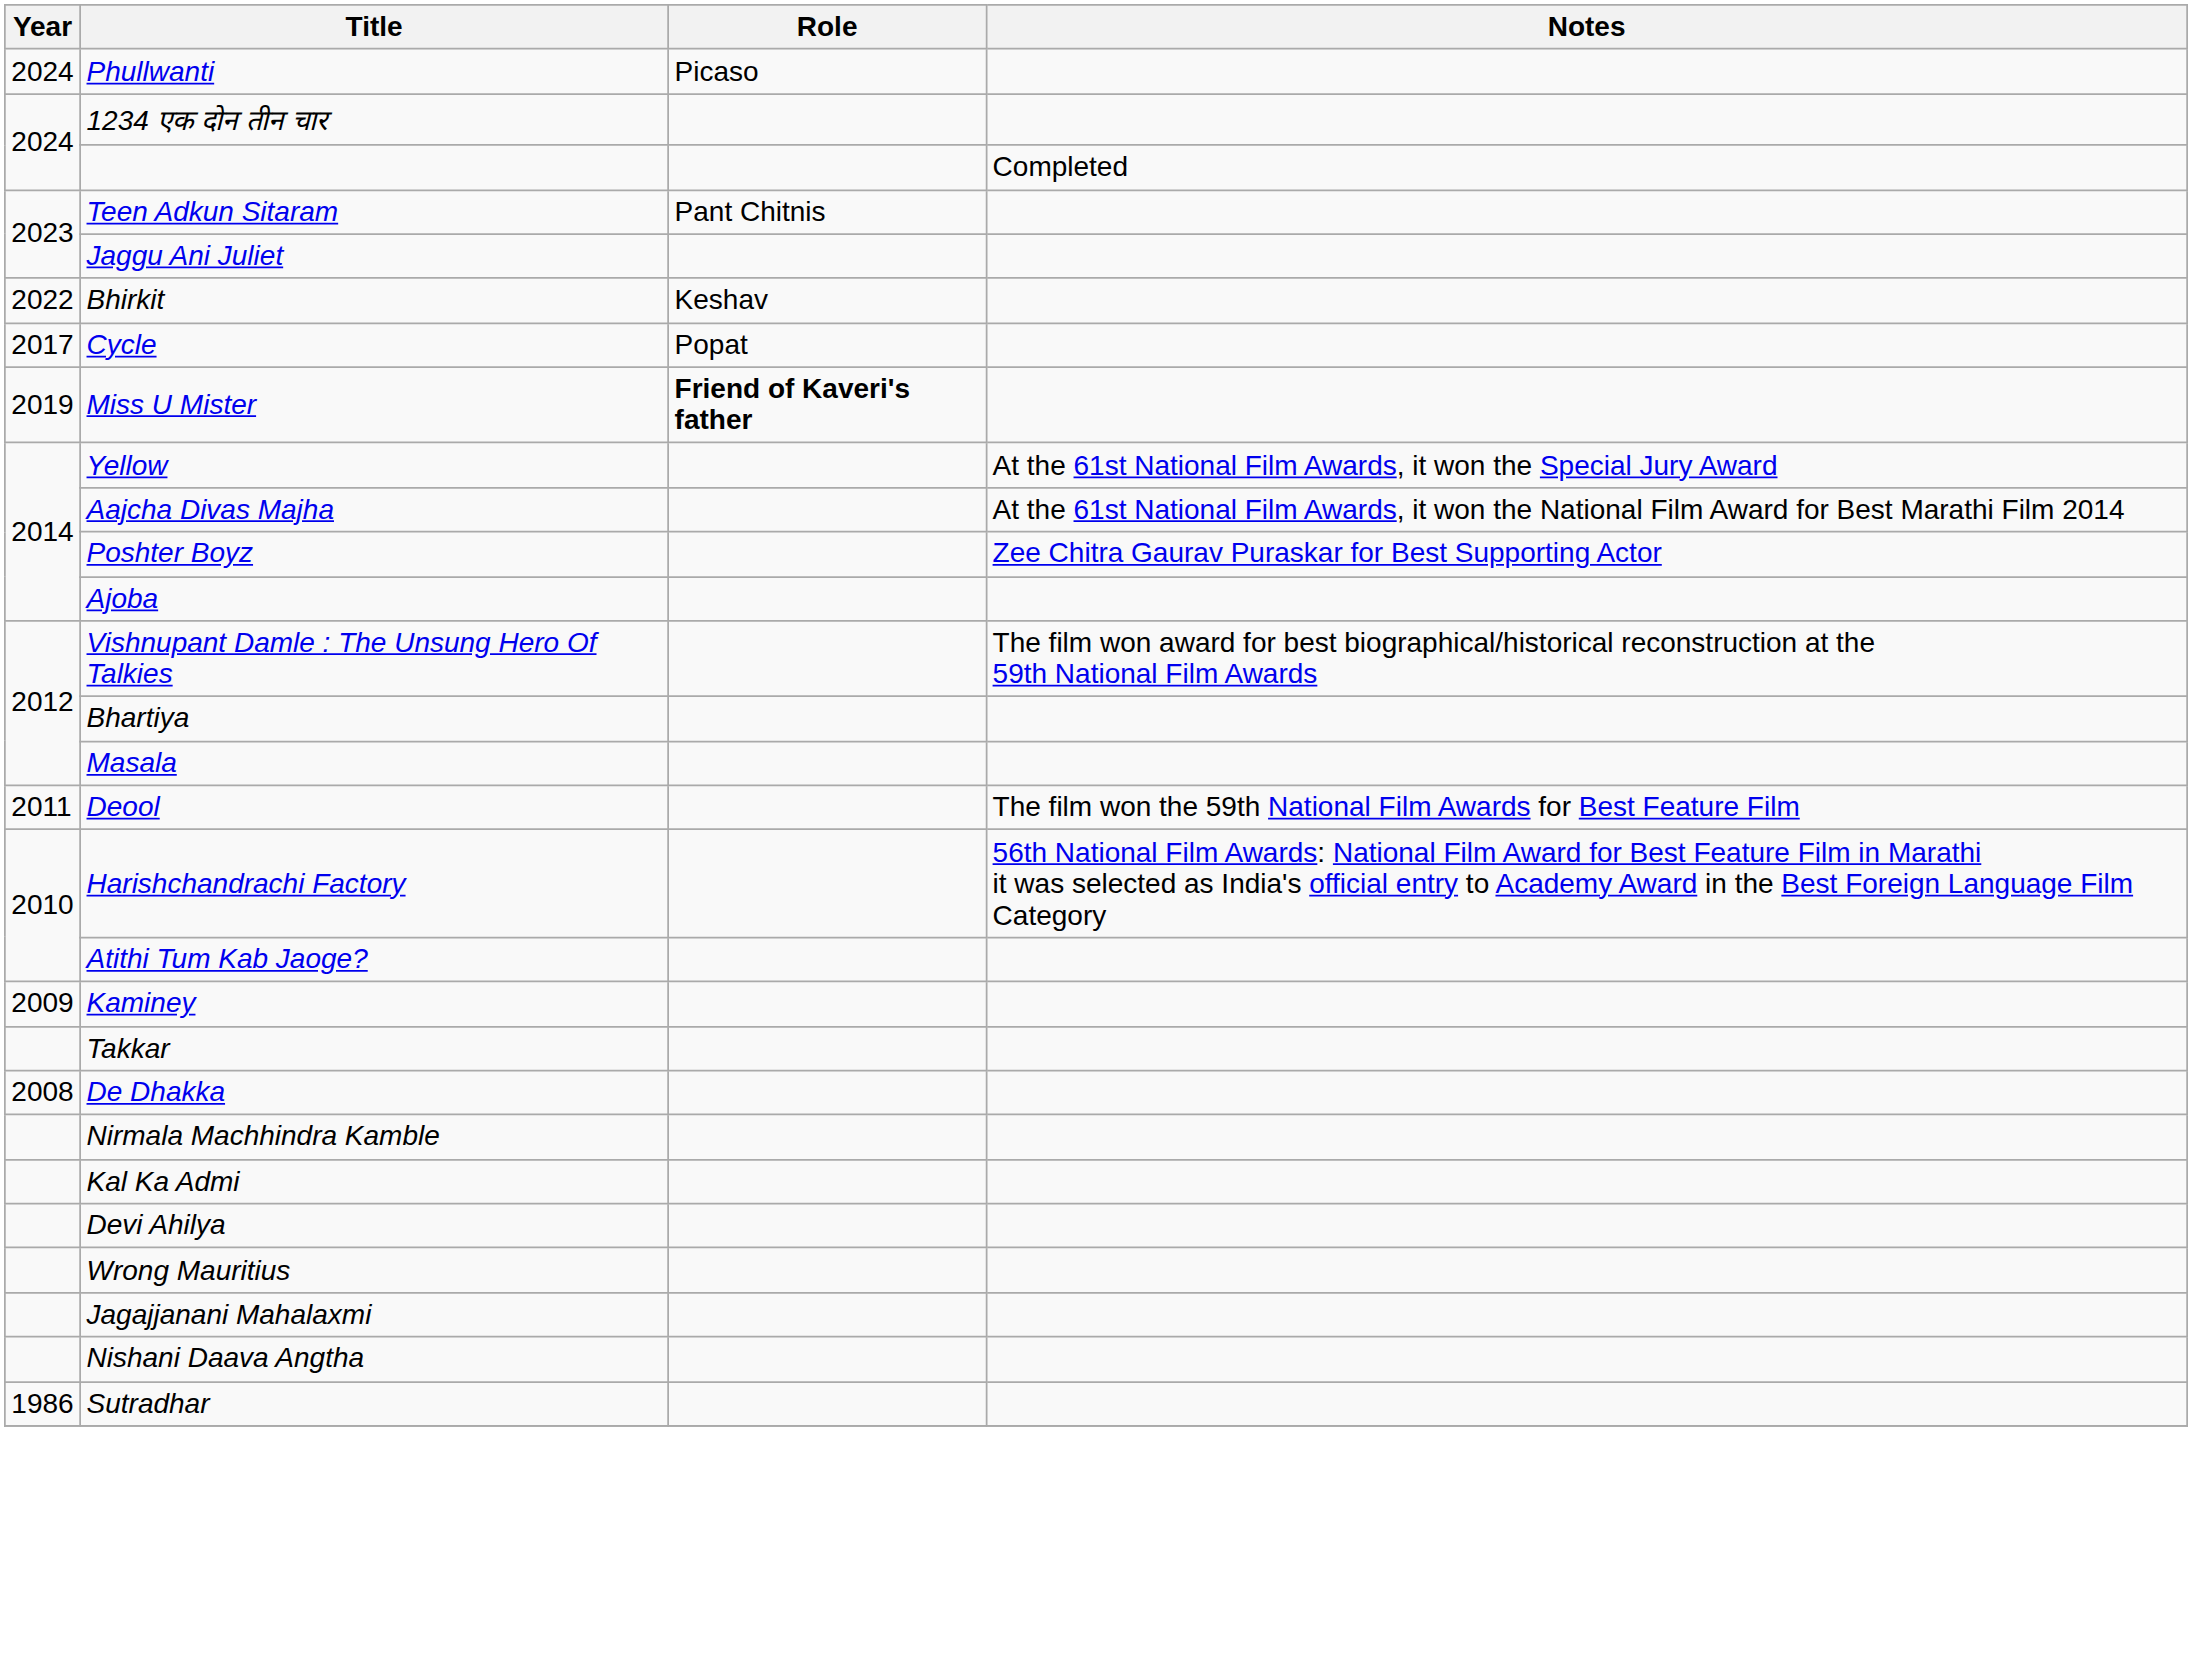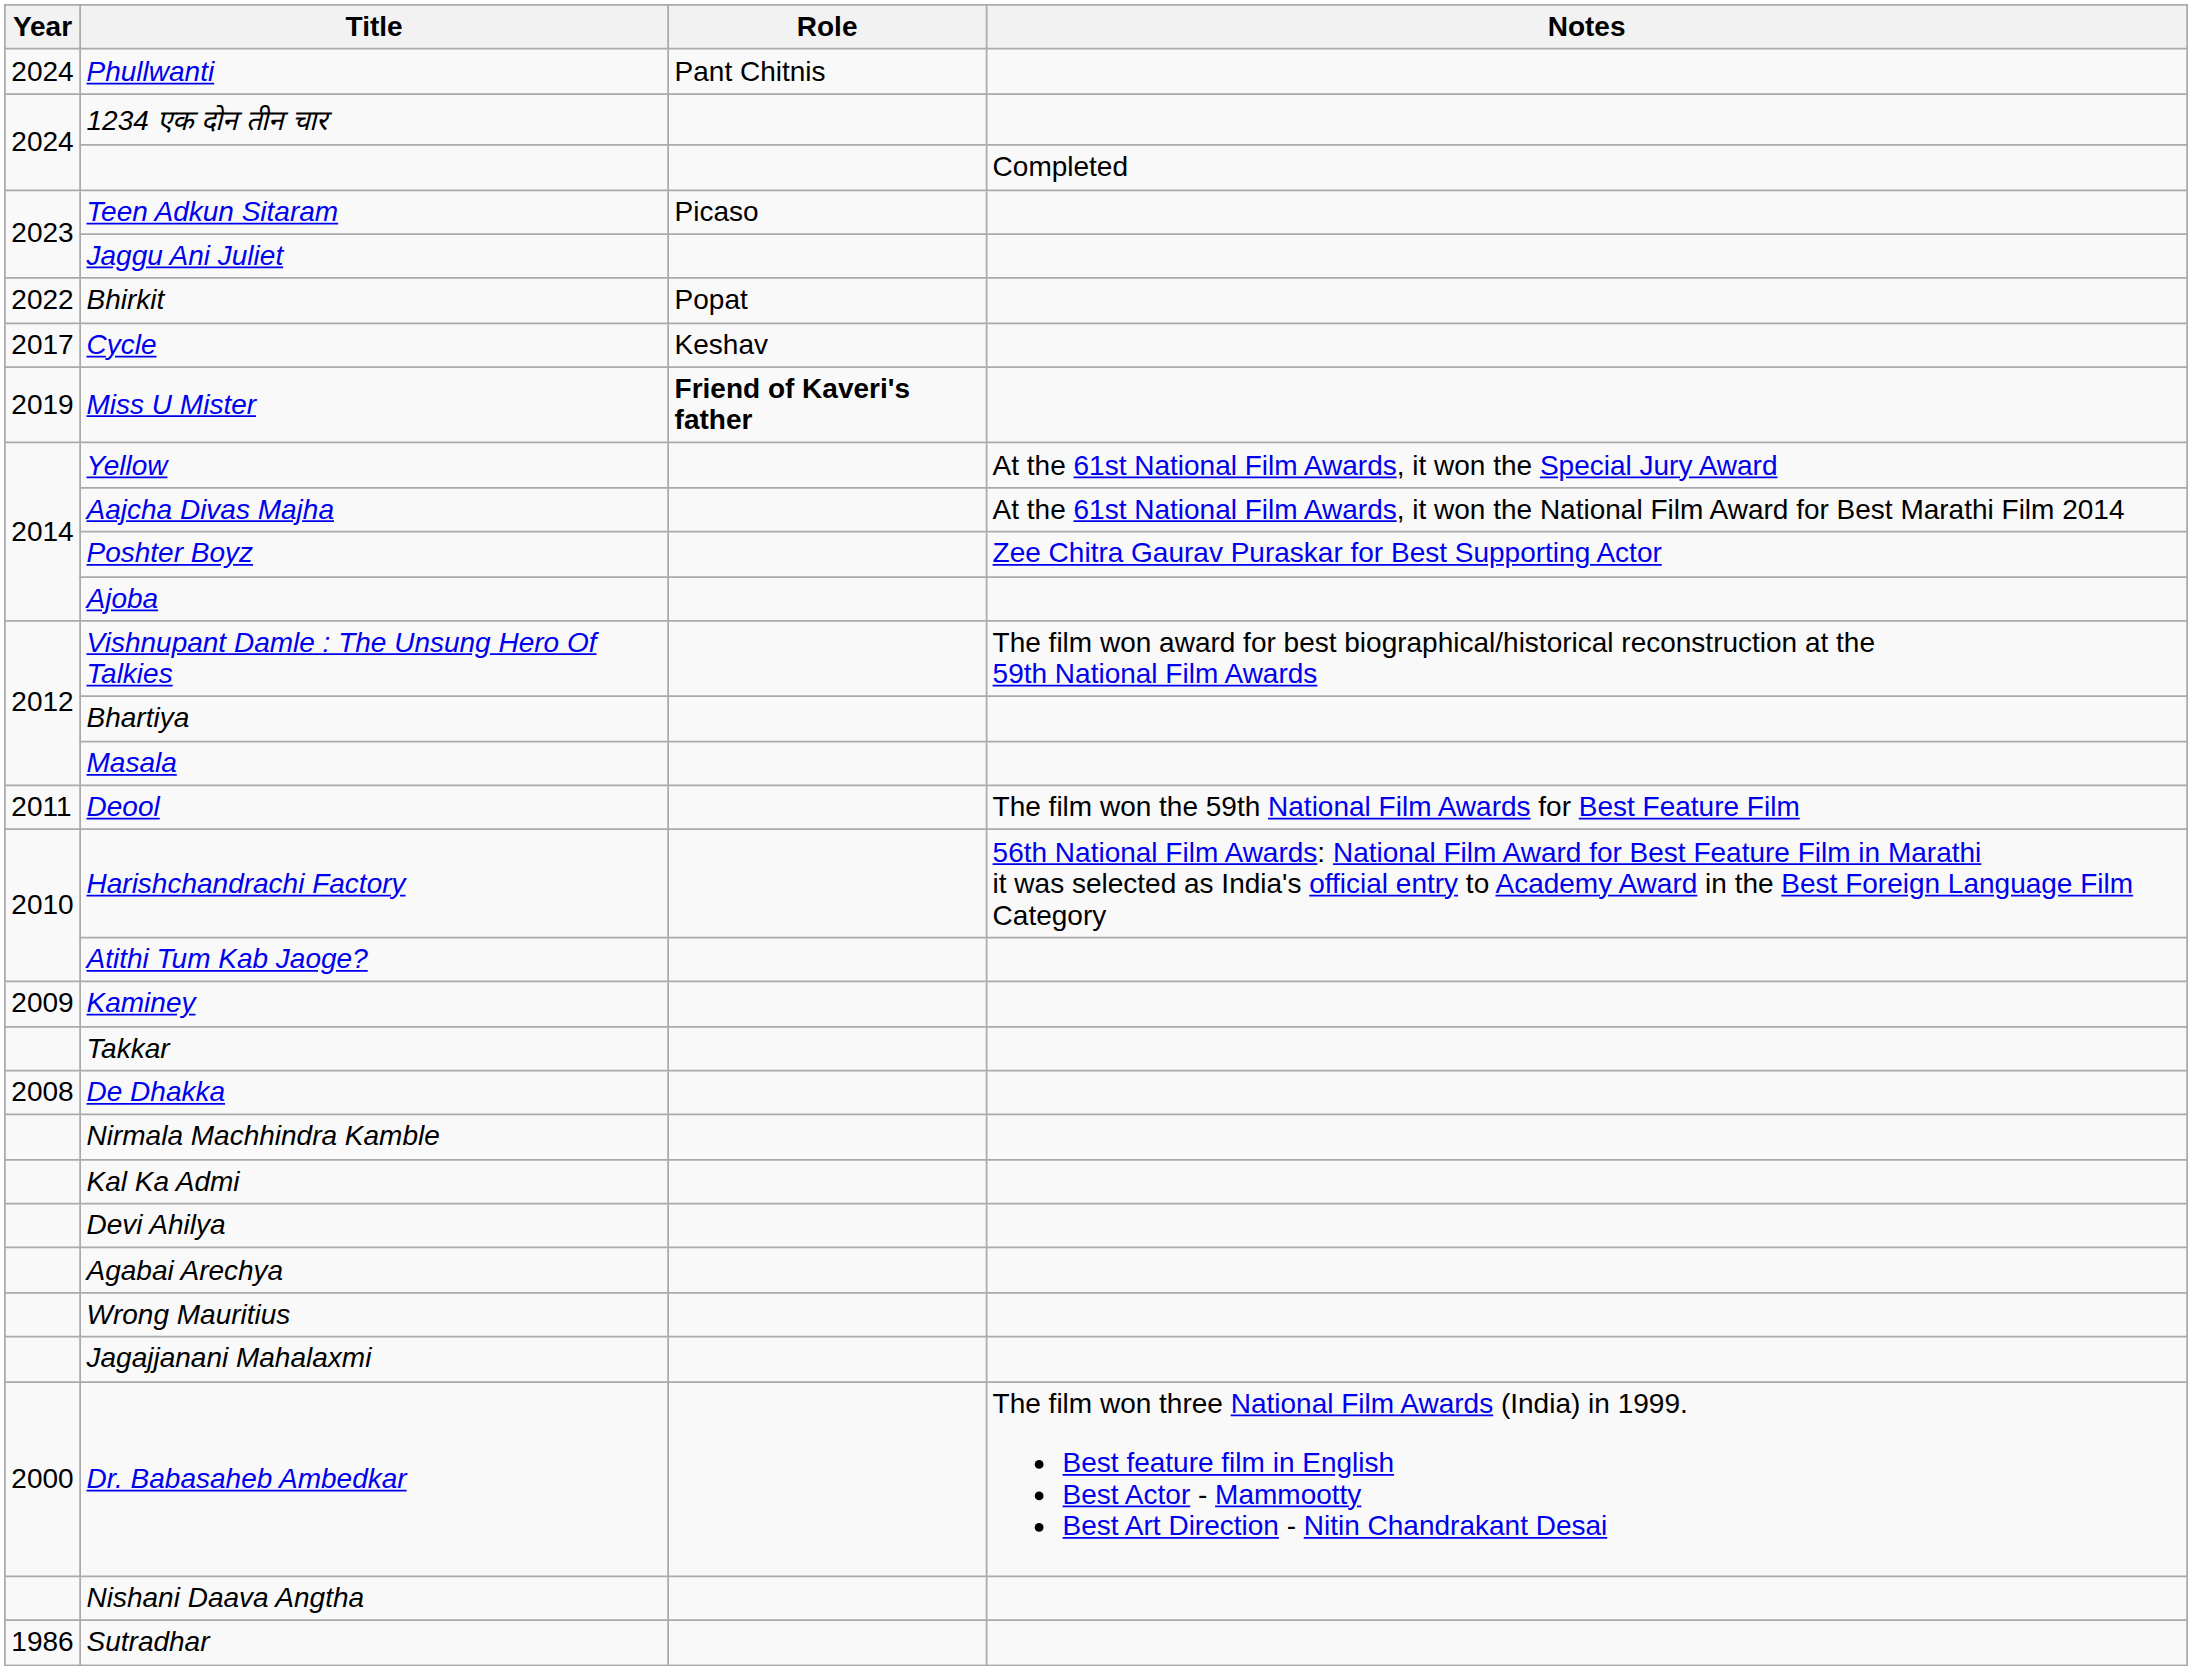(717, 71) Picaso -> (750, 71) Pant Chitnis
(750, 211) Pant Chitnis -> (717, 211) Picaso
(721, 300) Keshav -> (711, 300) Popat
(711, 344) Popat -> (721, 344) Keshav
+ row: (42, 1270)
+ row: (42, 1478)
